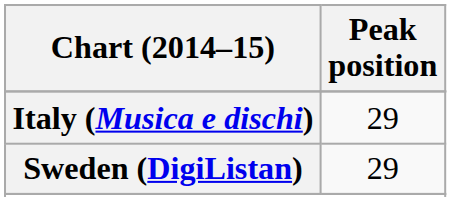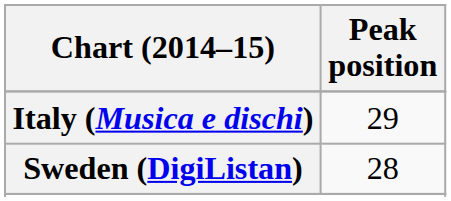(383, 168) 29 -> (383, 168) 28
